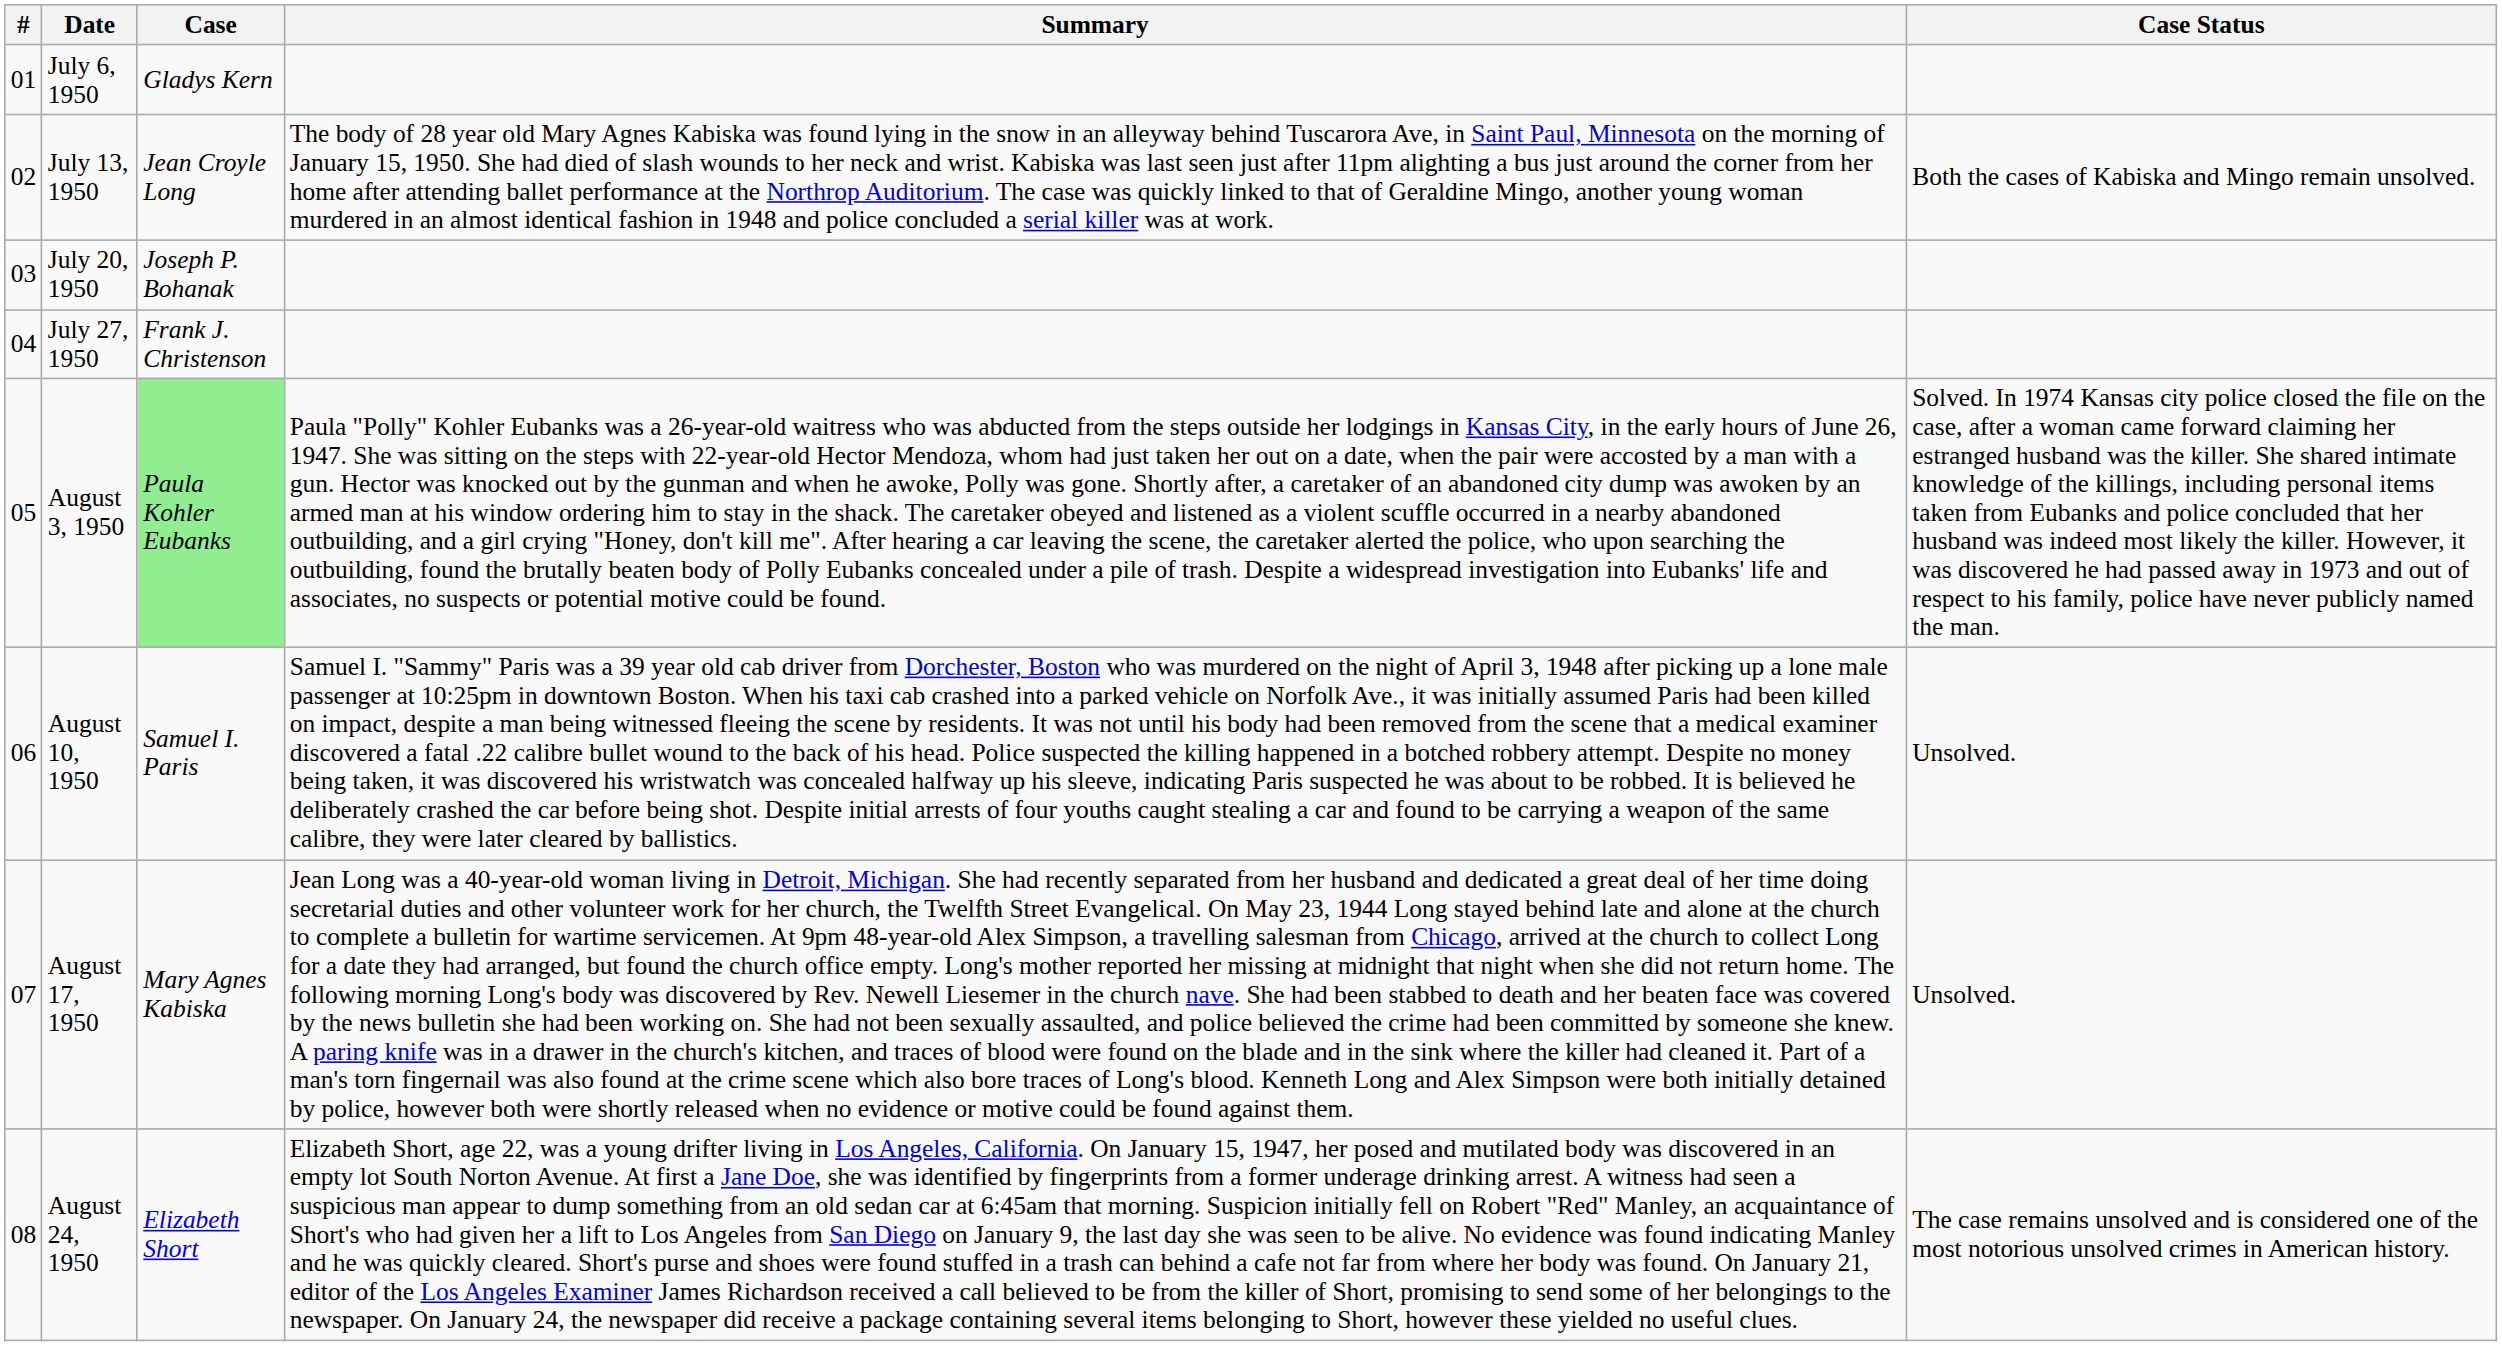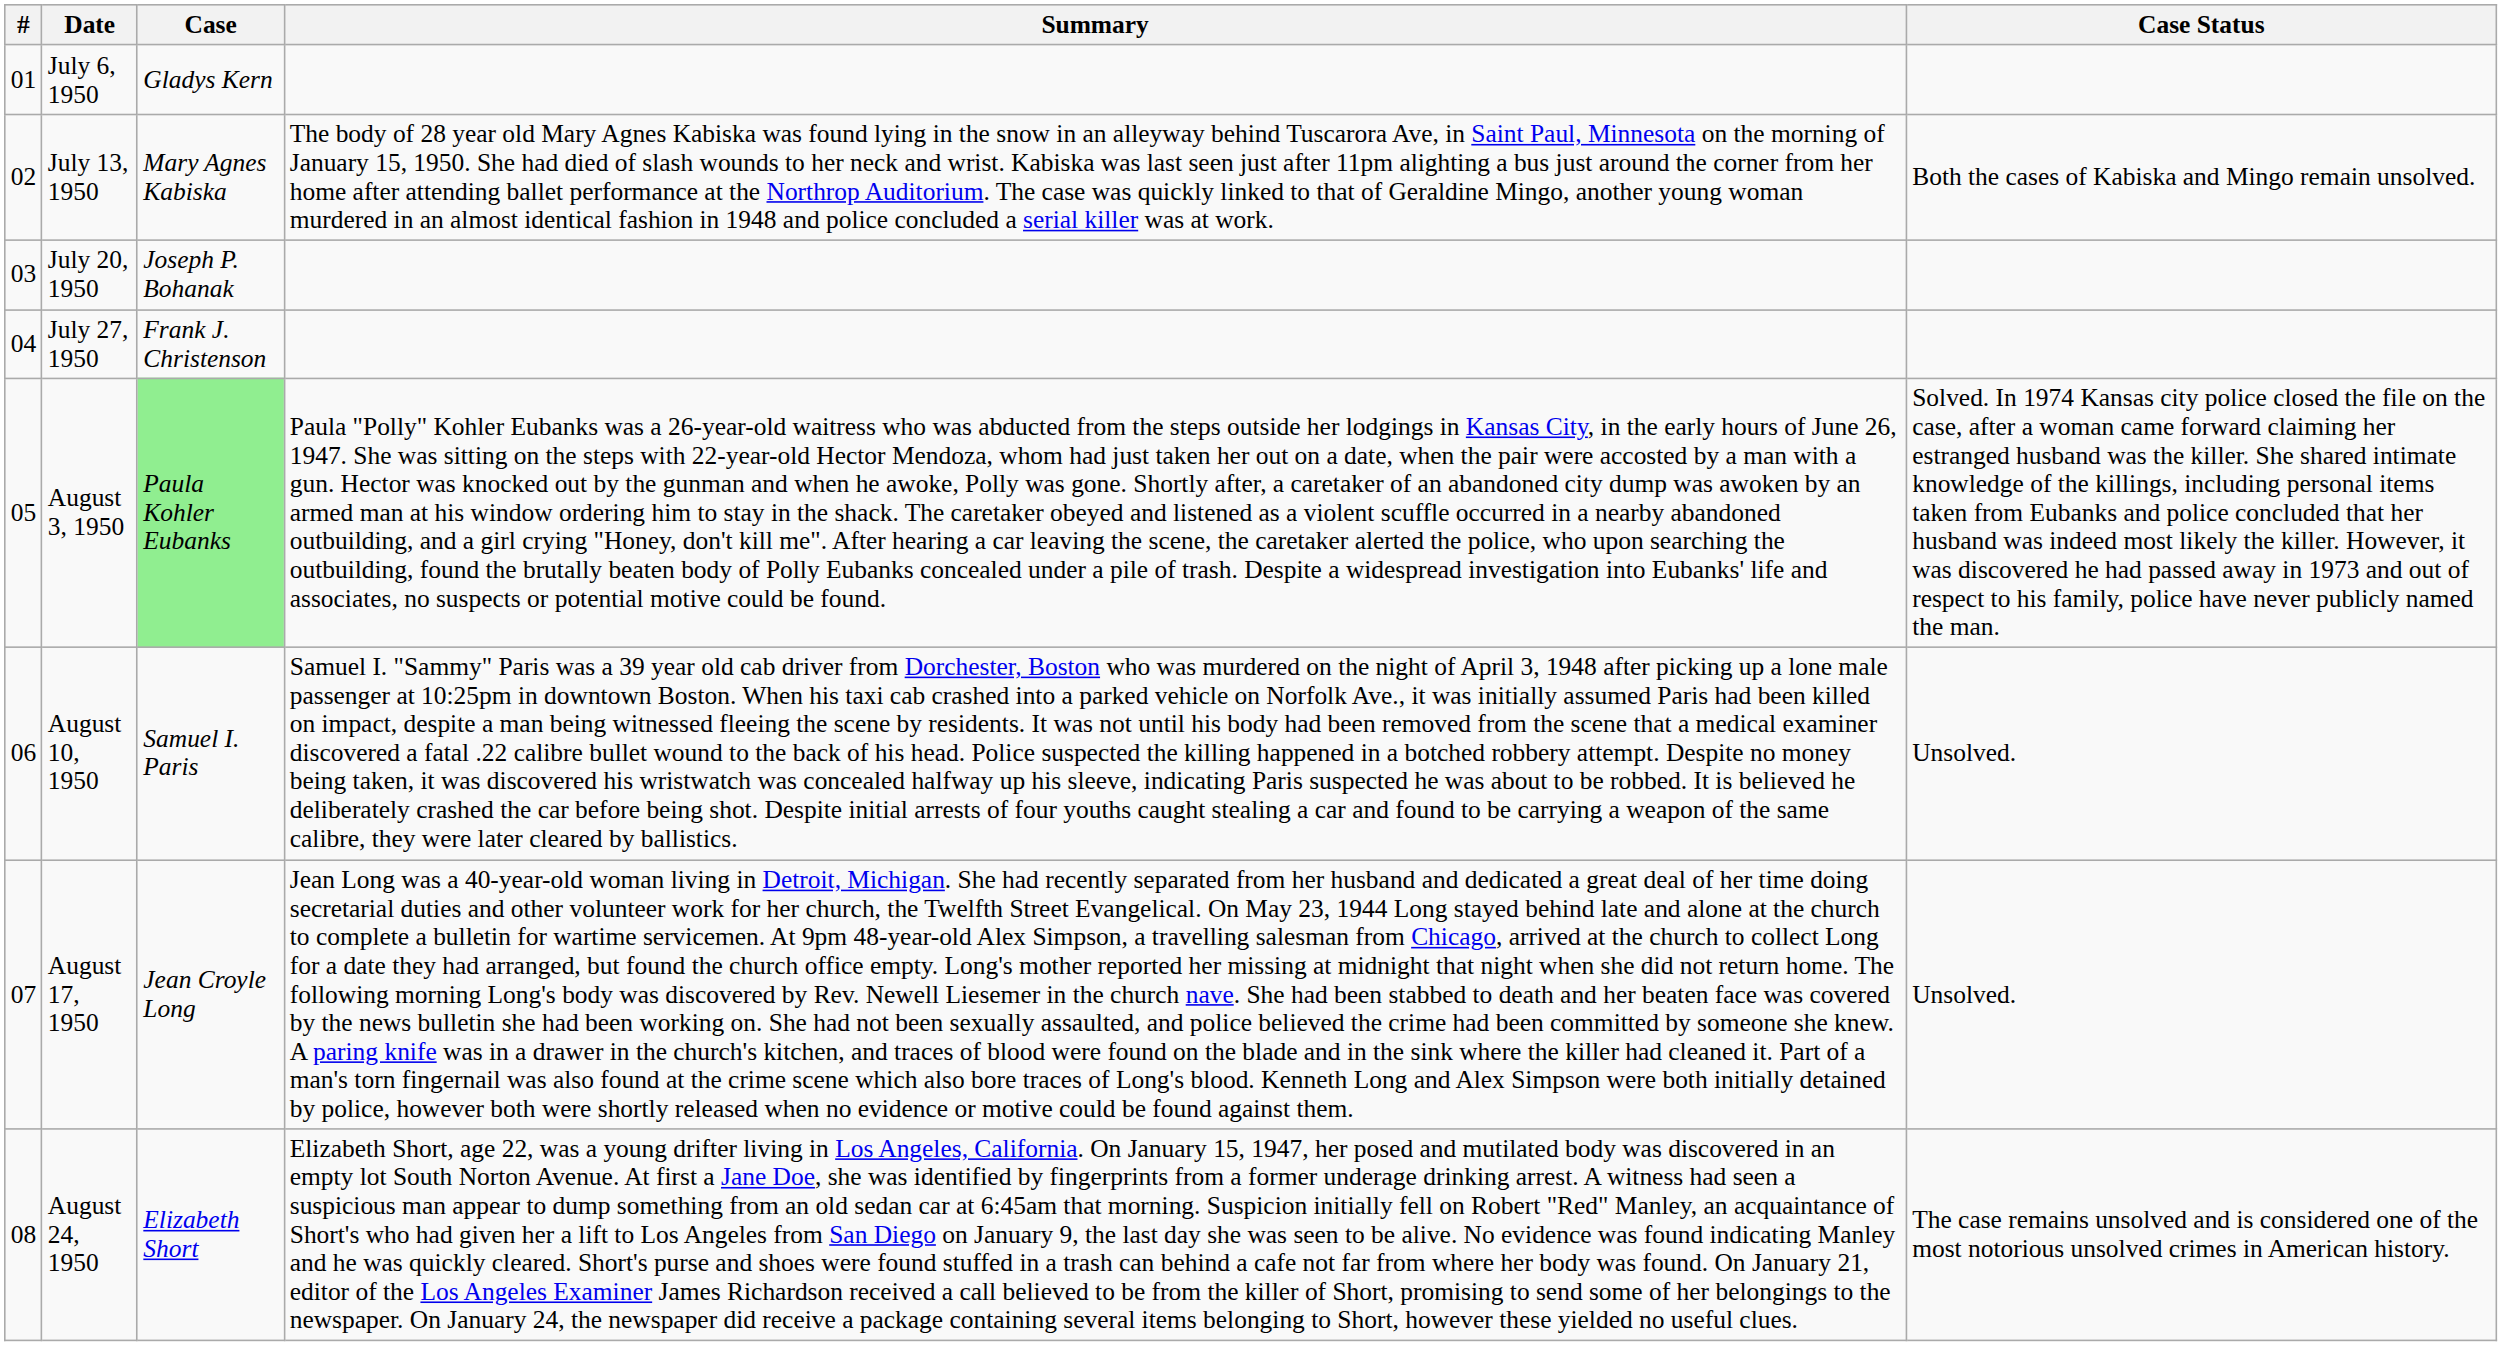(205, 176) Jean Croyle Long -> (205, 176) Mary Agnes Kabiska
(205, 993) Mary Agnes Kabiska -> (205, 993) Jean Croyle Long
